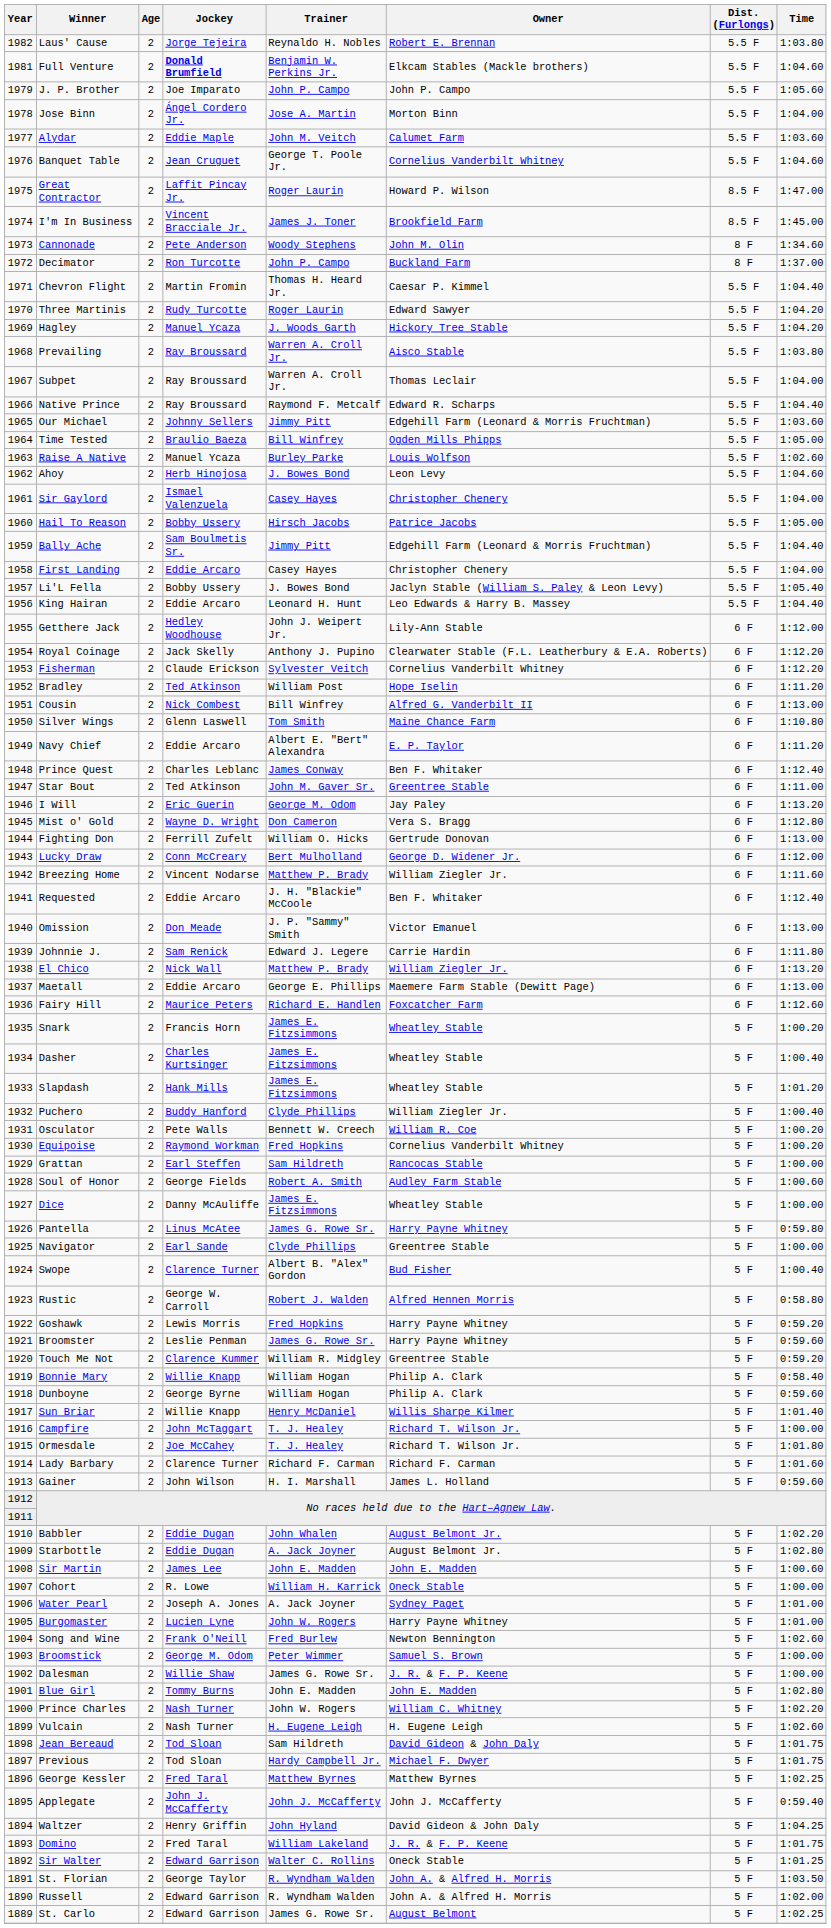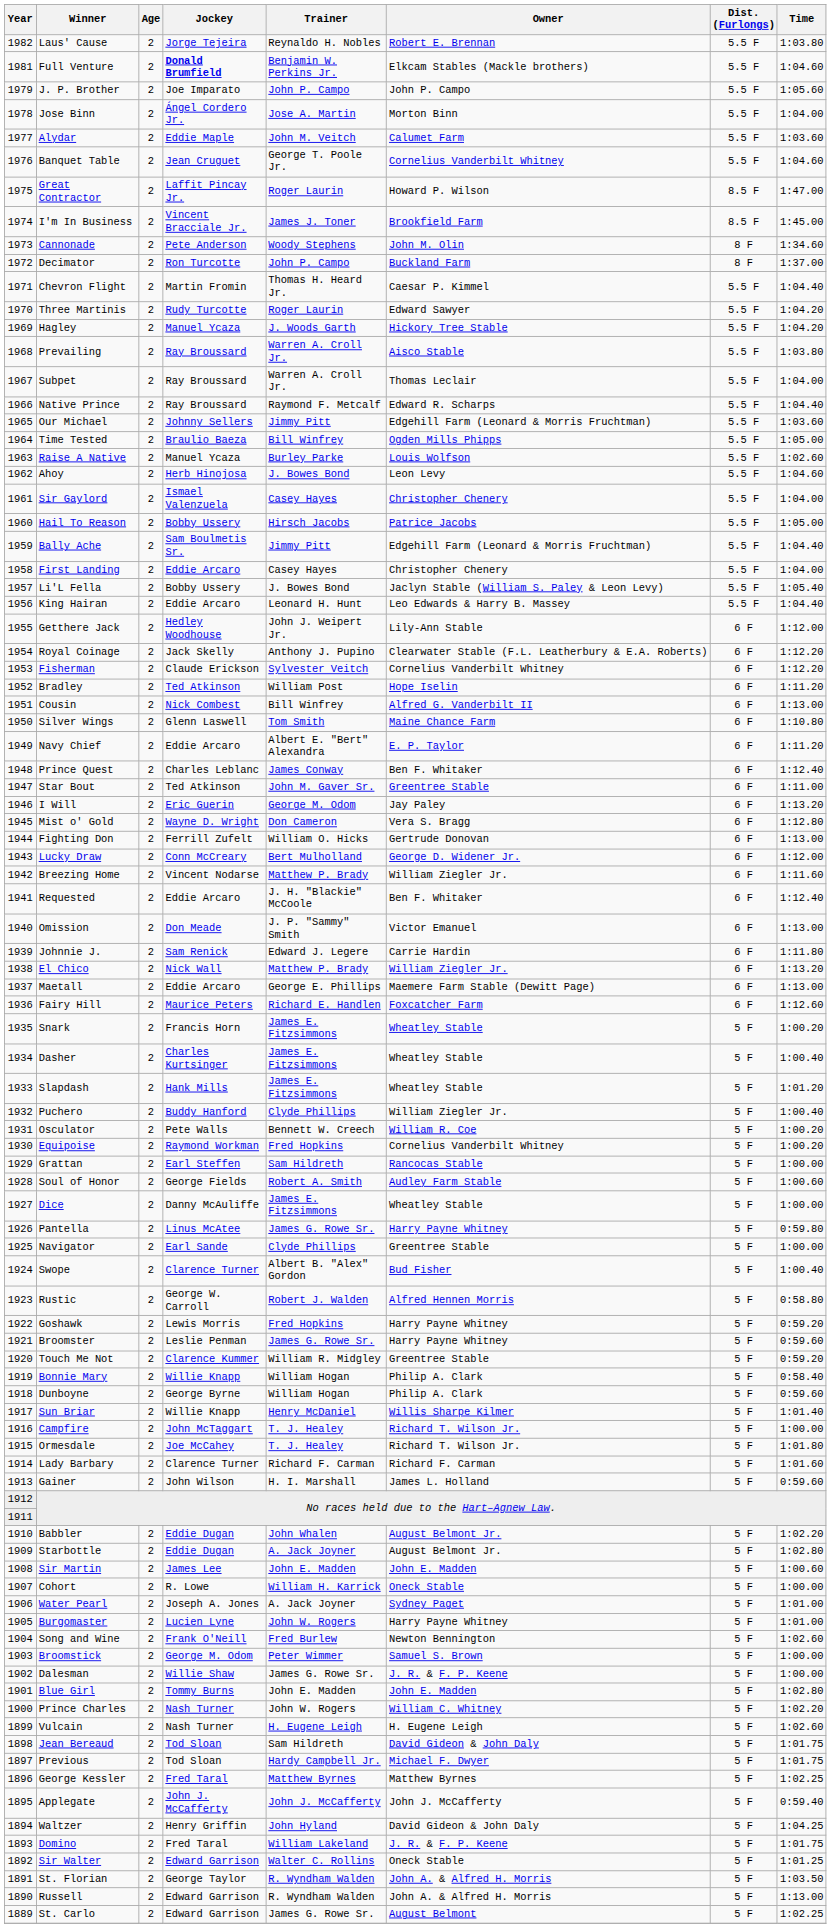(802, 1896) 1:02.00 -> (802, 1896) 1:13.00
